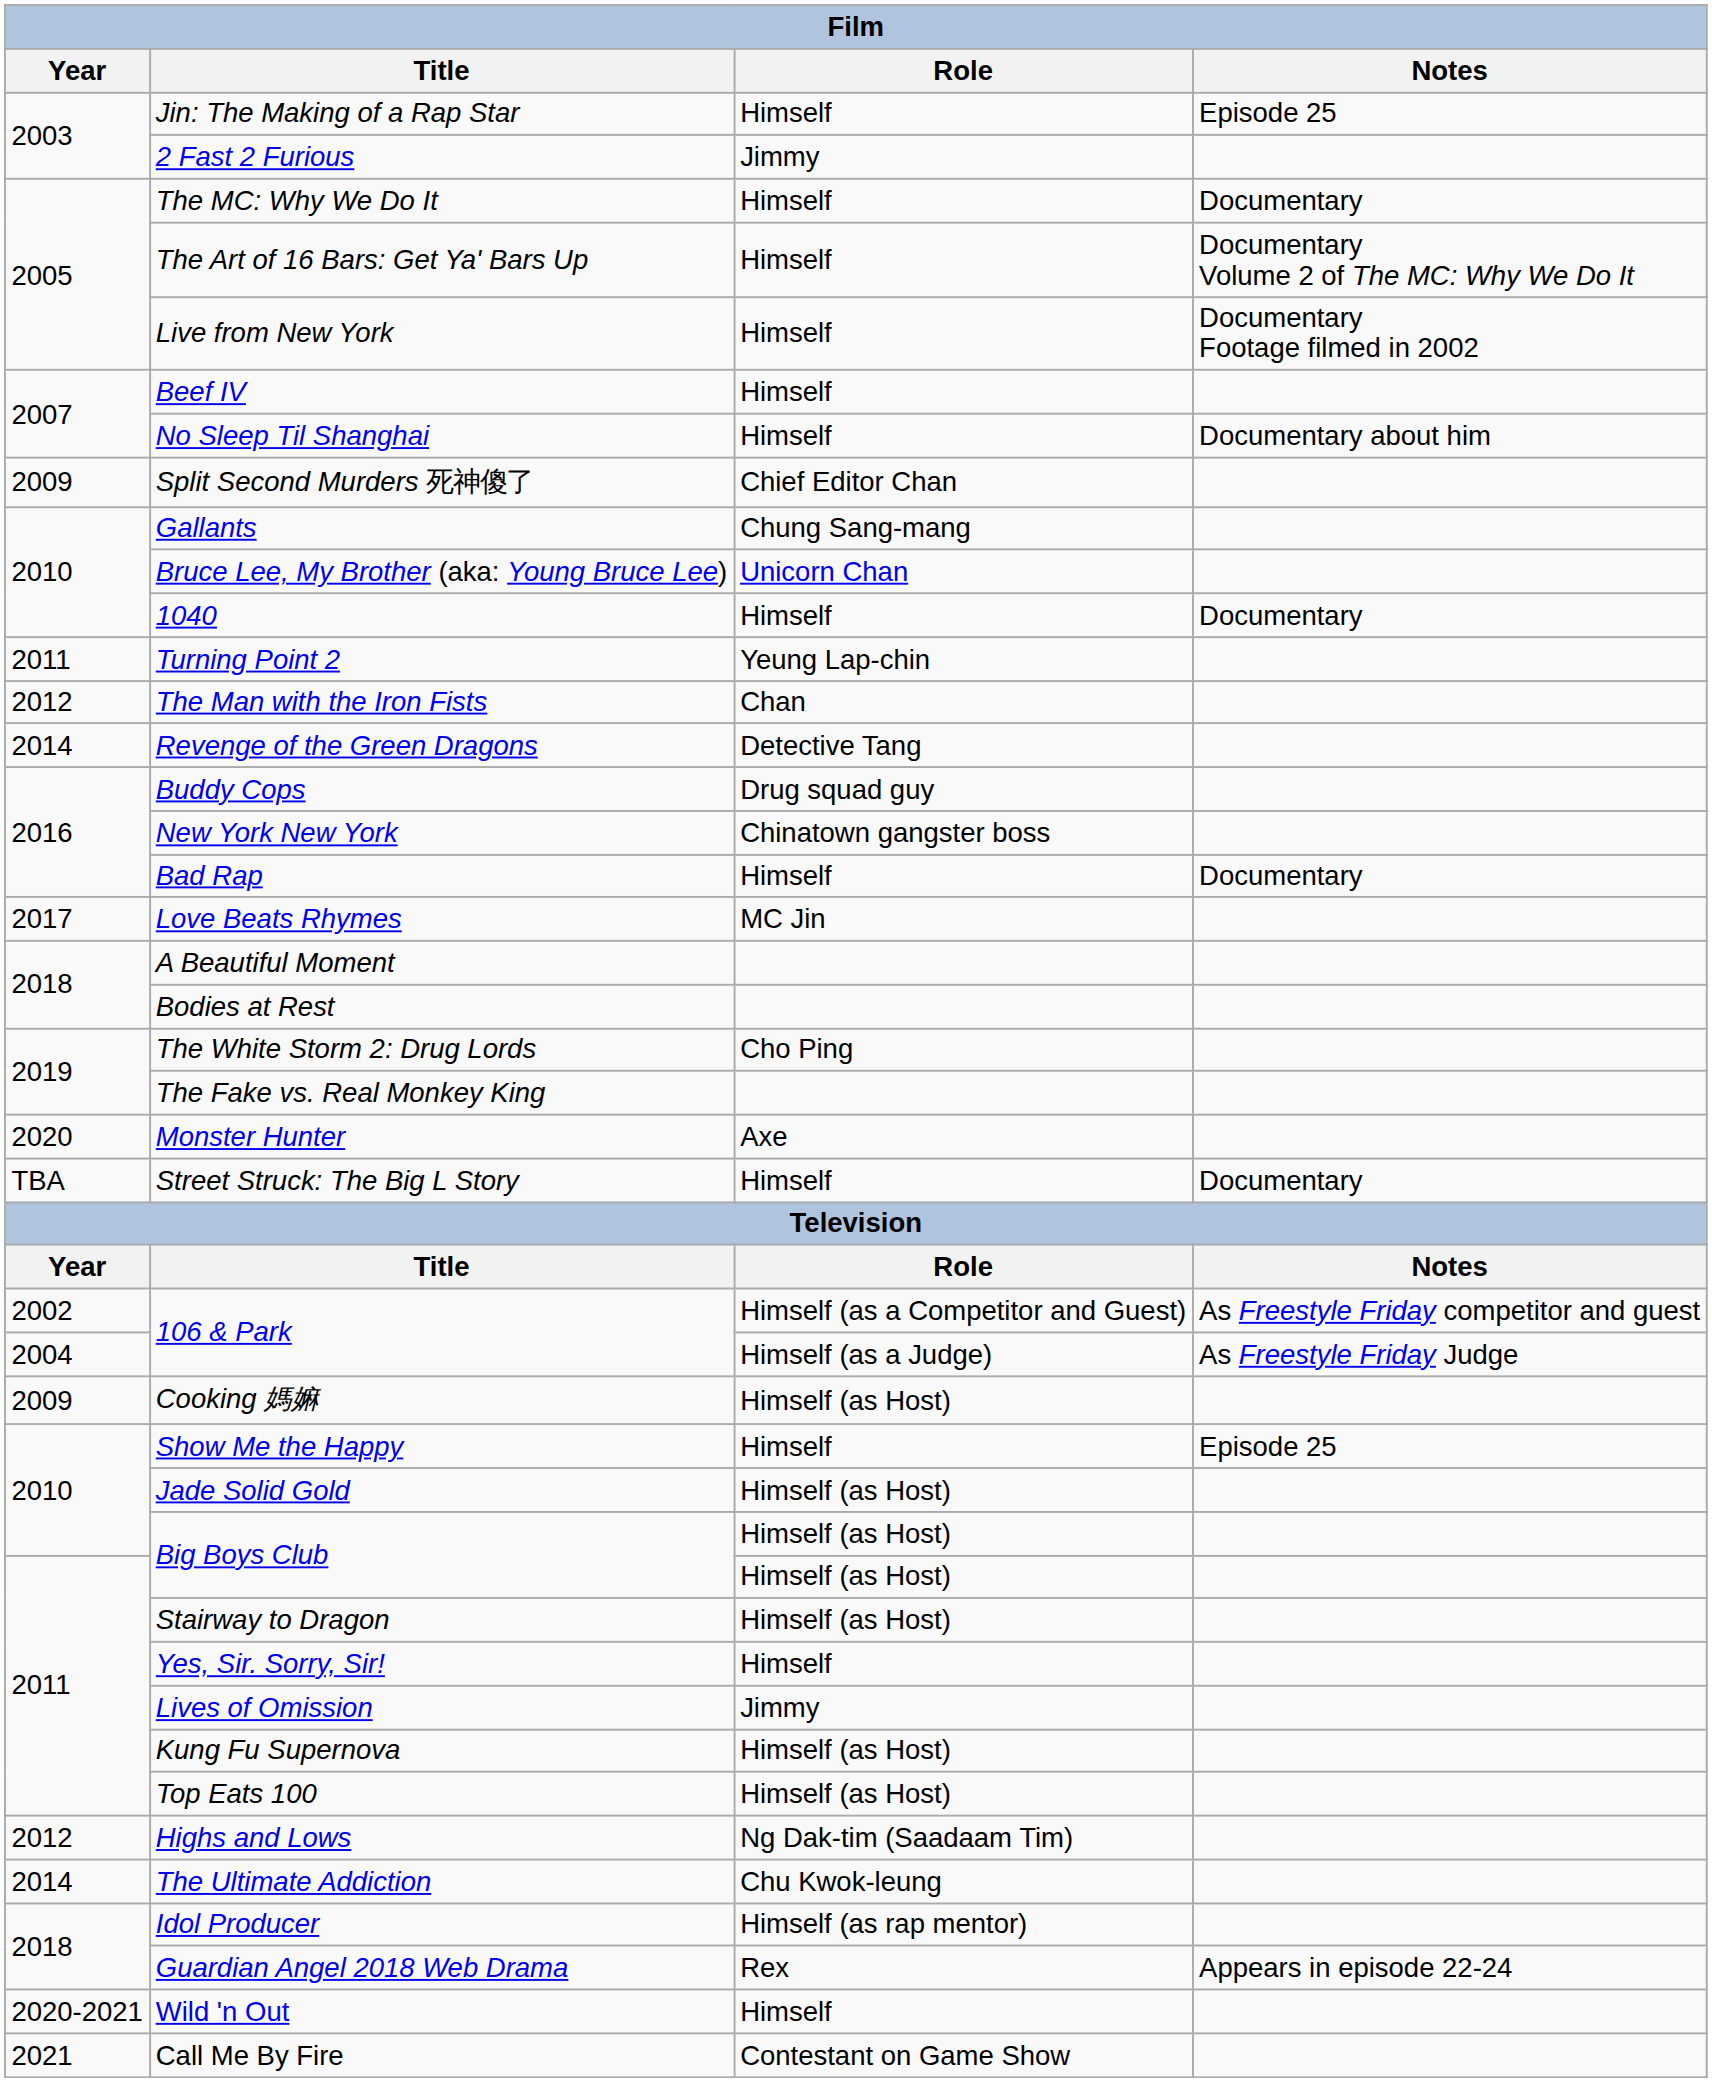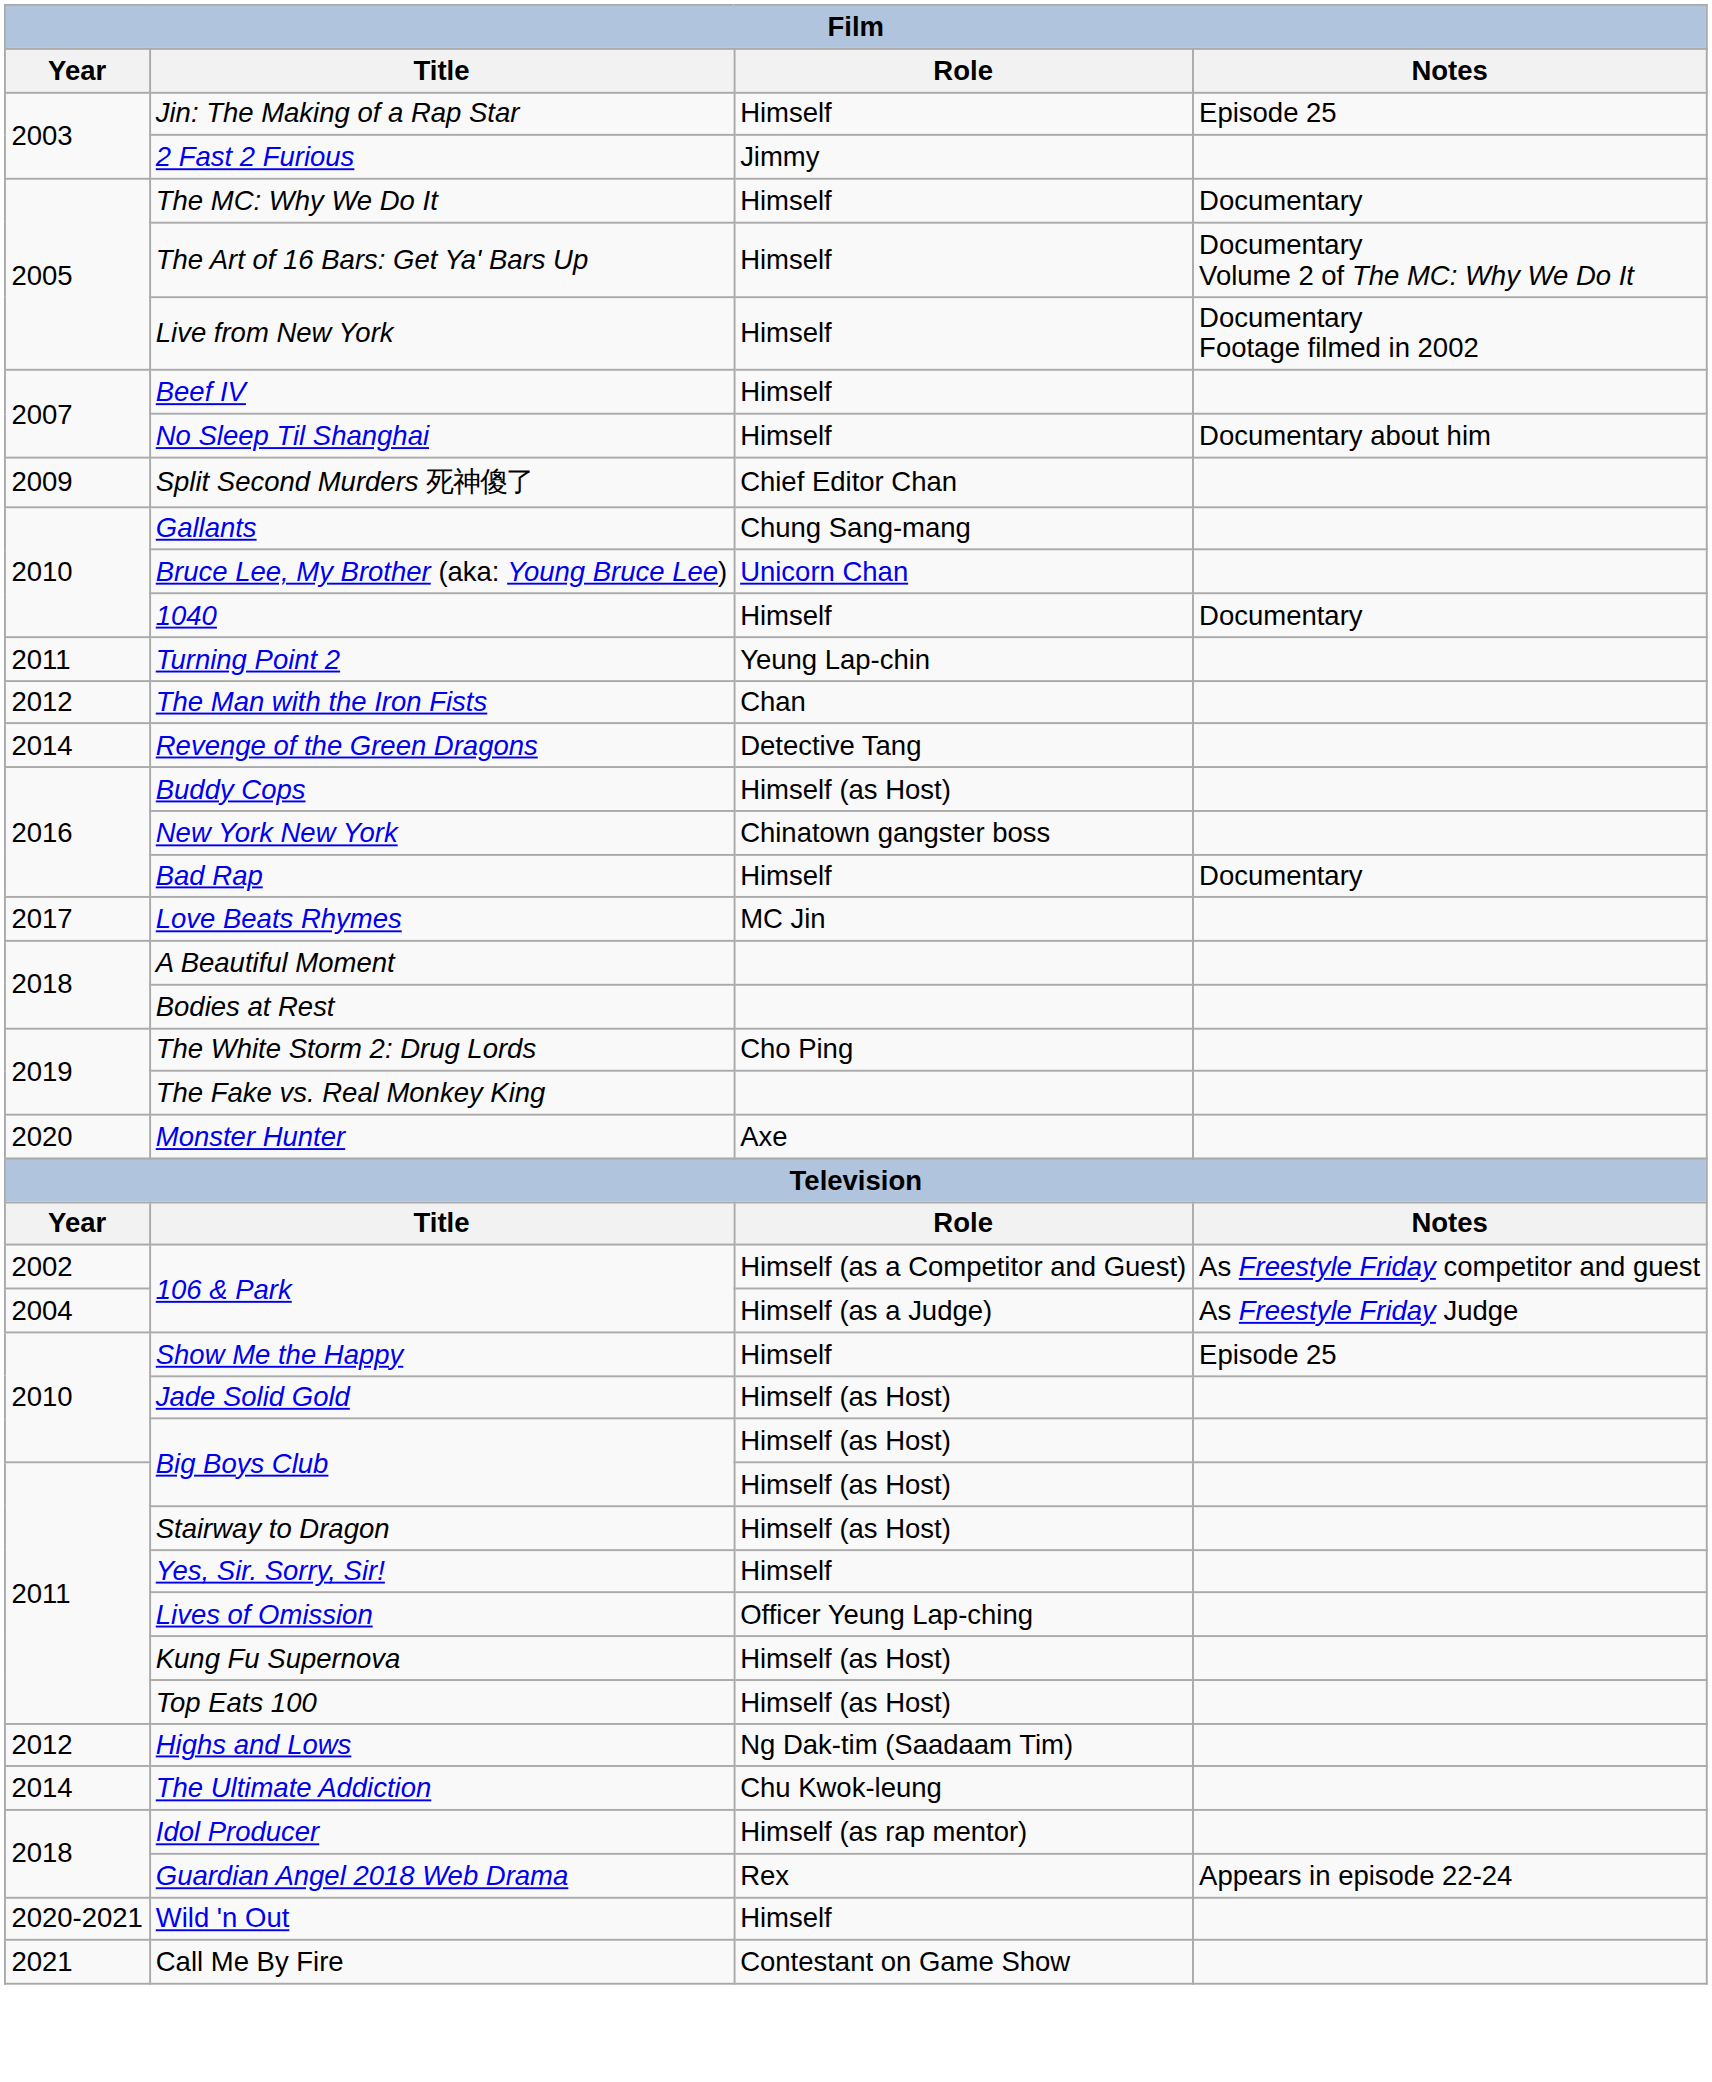(837, 789) Drug squad guy -> (846, 789) Himself (as Host)
- row: (38, 1180)
- row: (42, 1400)
(780, 1707) Jimmy -> (887, 1615) Officer Yeung Lap-ching
